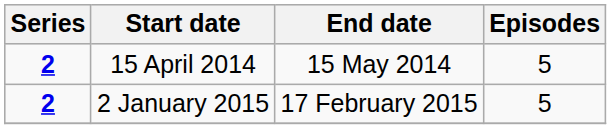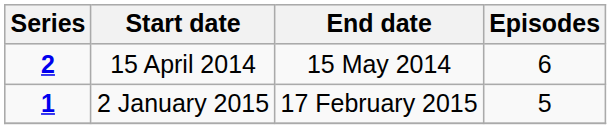(545, 63) 5 -> (545, 63) 6
(48, 103) 2 -> (48, 103) 1
